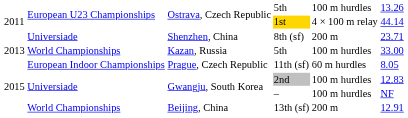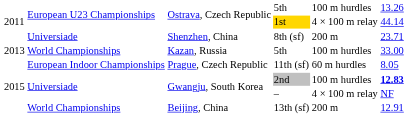(392, 79) normal -> (392, 79) bold
(342, 93) 100 m hurdles -> (345, 93) 4 × 100 m relay
